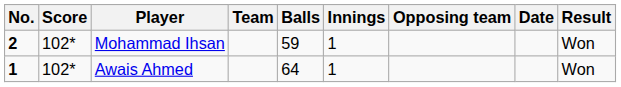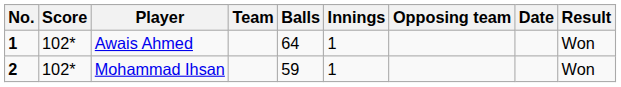rows swapped: (144, 69) <-> (160, 43)
